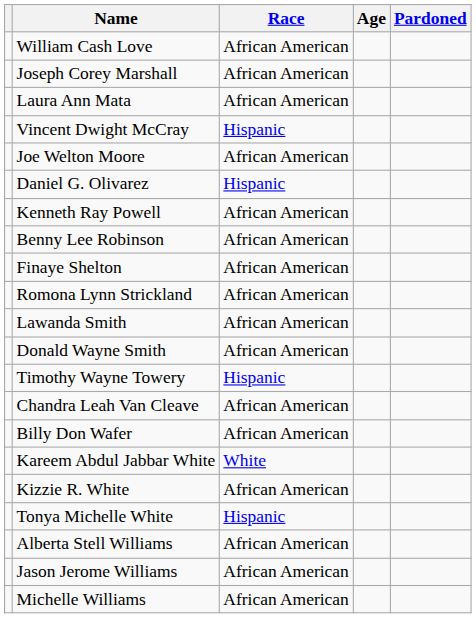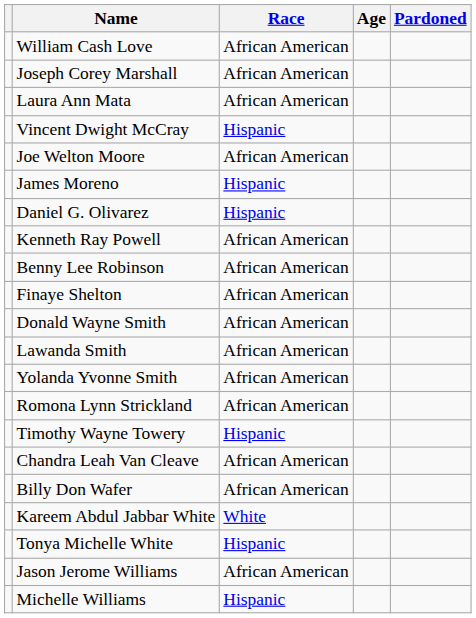+ row: (68, 184)
rows swapped: (91, 350) <-> (104, 294)
+ row: (97, 377)
- row: (73, 488)
- row: (95, 543)
(286, 599) African American -> (254, 599) Hispanic
